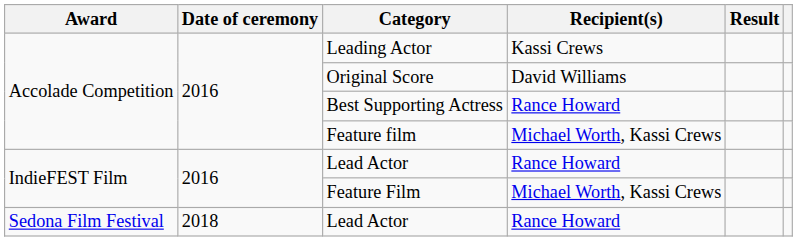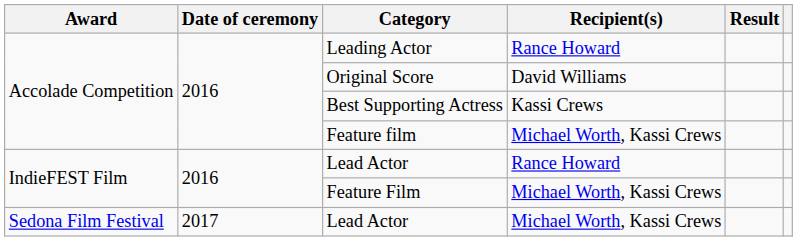(557, 47) Kassi Crews -> (566, 47) Rance Howard
(566, 105) Rance Howard -> (557, 105) Kassi Crews
(200, 221) 2018 -> (200, 221) 2017
(566, 221) Rance Howard -> (616, 221) Michael Worth, Kassi Crews
